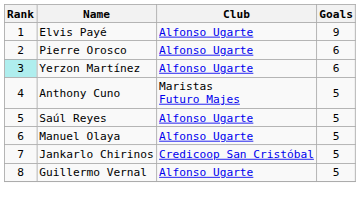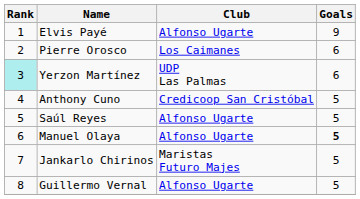(206, 50) Alfonso Ugarte -> (199, 50) Los Caimanes
(206, 68) Alfonso Ugarte -> (193, 75) UDP Las Palmas
(199, 93) Maristas Futuro Majes -> (237, 99) Credicoop San Cristóbal
(336, 136) normal -> (336, 136) bold
(237, 154) Credicoop San Cristóbal -> (199, 160) Maristas Futuro Majes
